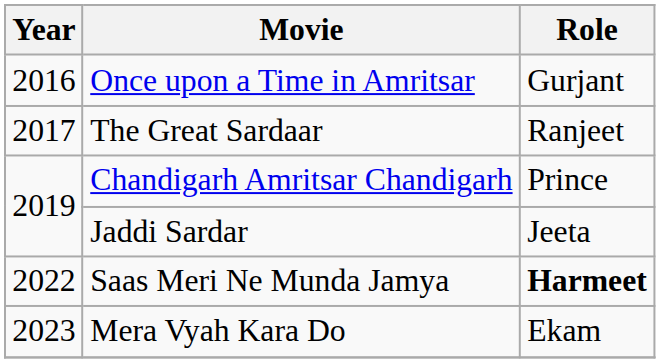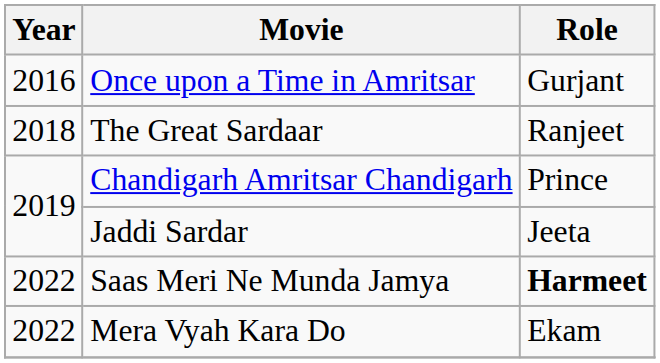(44, 130) 2017 -> (44, 130) 2018
(44, 331) 2023 -> (44, 331) 2022
